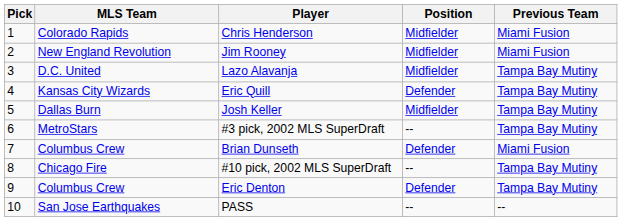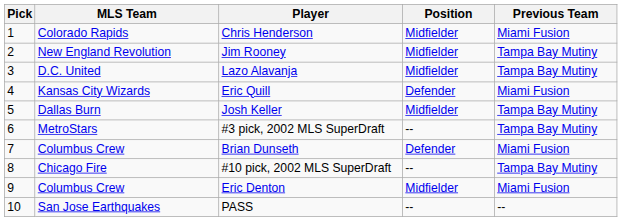(533, 52) Miami Fusion -> (547, 52) Tampa Bay Mutiny
(547, 91) Tampa Bay Mutiny -> (533, 91) Miami Fusion
(430, 187) Defender -> (432, 187) Midfielder
(547, 187) Tampa Bay Mutiny -> (533, 187) Miami Fusion
